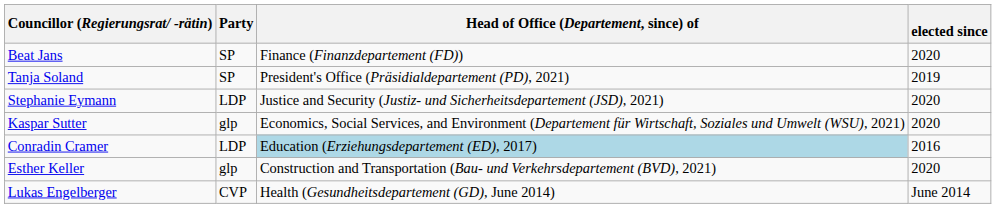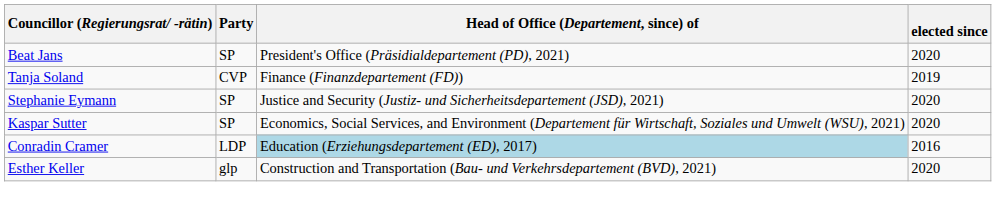(362, 54) Finance (Finanzdepartement (FD)) -> (415, 54) President's Office (Präsidialdepartement (PD), 2021)
(227, 77) SP -> (233, 77) CVP
(415, 77) President's Office (Präsidialdepartement (PD), 2021) -> (362, 77) Finance (Finanzdepartement (FD))
(233, 100) LDP -> (227, 100) SP
(228, 123) glp -> (227, 123) SP
- row: (62, 191)
